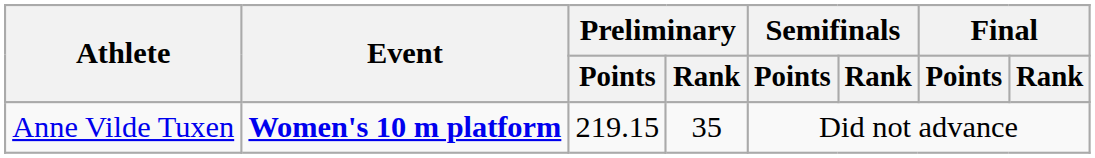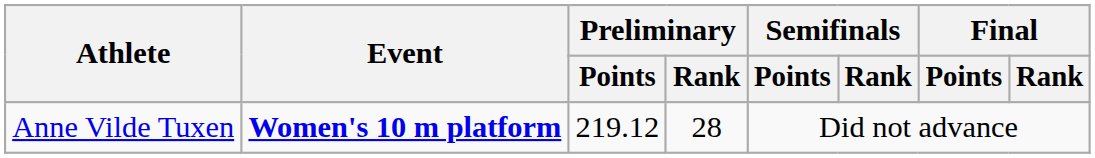(617, 127) 219.15 -> (617, 127) 219.12
(707, 127) 35 -> (707, 127) 28
